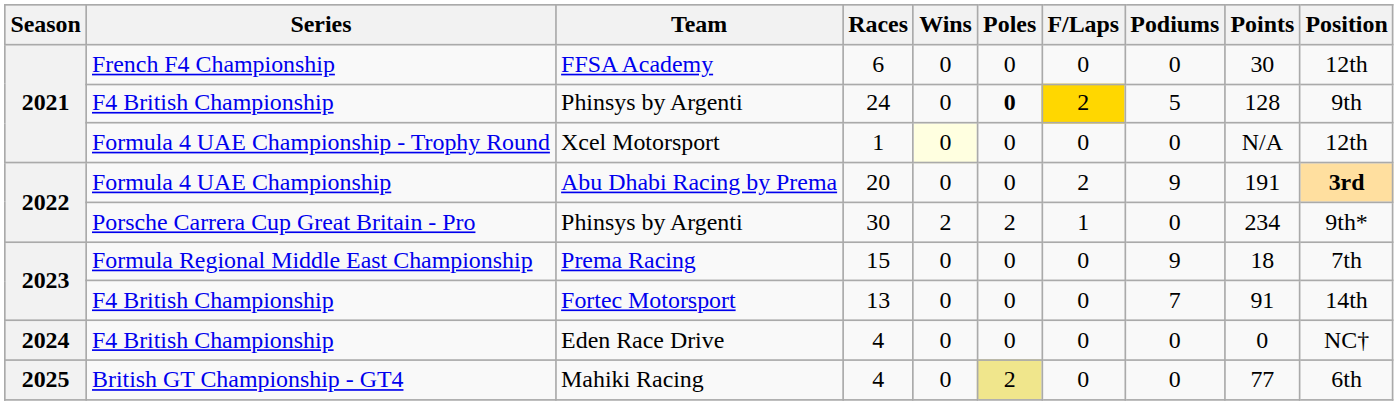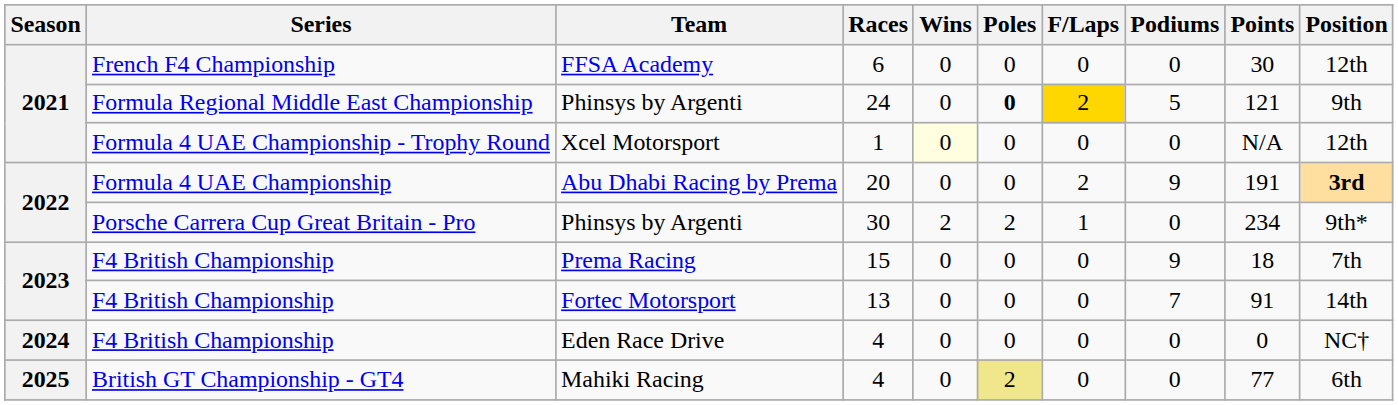(213, 103) F4 British Championship -> (312, 103) Formula Regional Middle East Championship
(1262, 103) 128 -> (1262, 103) 121
(312, 261) Formula Regional Middle East Championship -> (213, 261) F4 British Championship
